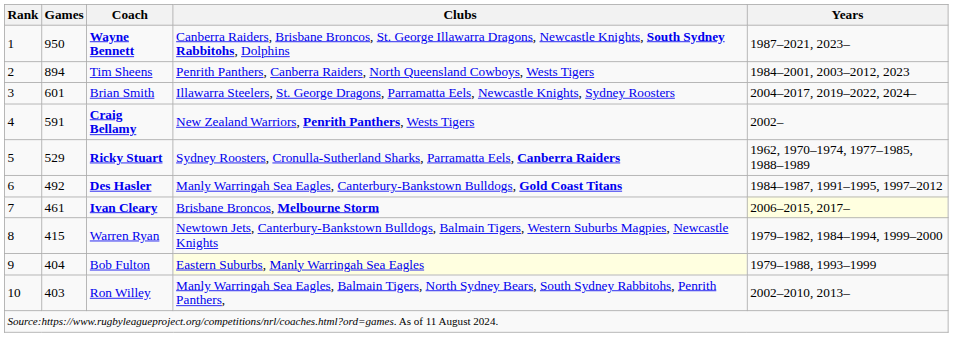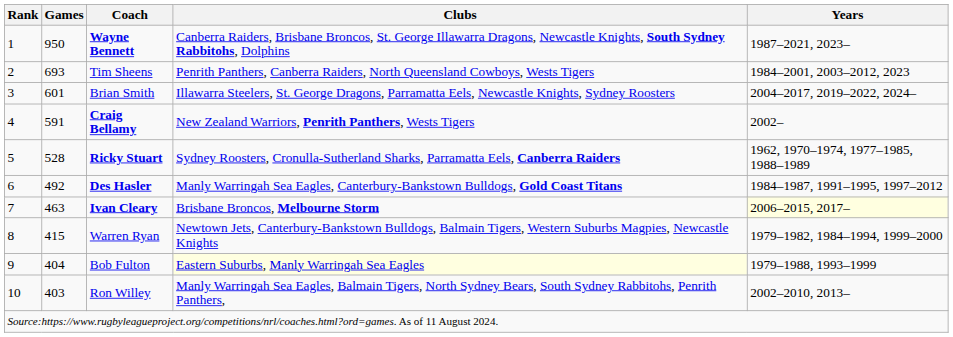(55, 72) 894 -> (55, 72) 693
(55, 157) 529 -> (55, 157) 528
(55, 207) 461 -> (55, 207) 463
